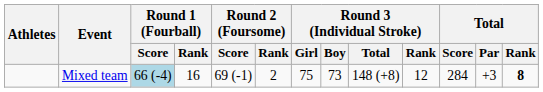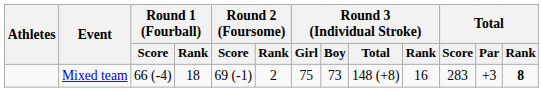(153, 76) lightblue background -> (153, 76) no background
(193, 76) 16 -> (193, 76) 18
(421, 76) 12 -> (421, 76) 16
(458, 76) 284 -> (458, 76) 283
